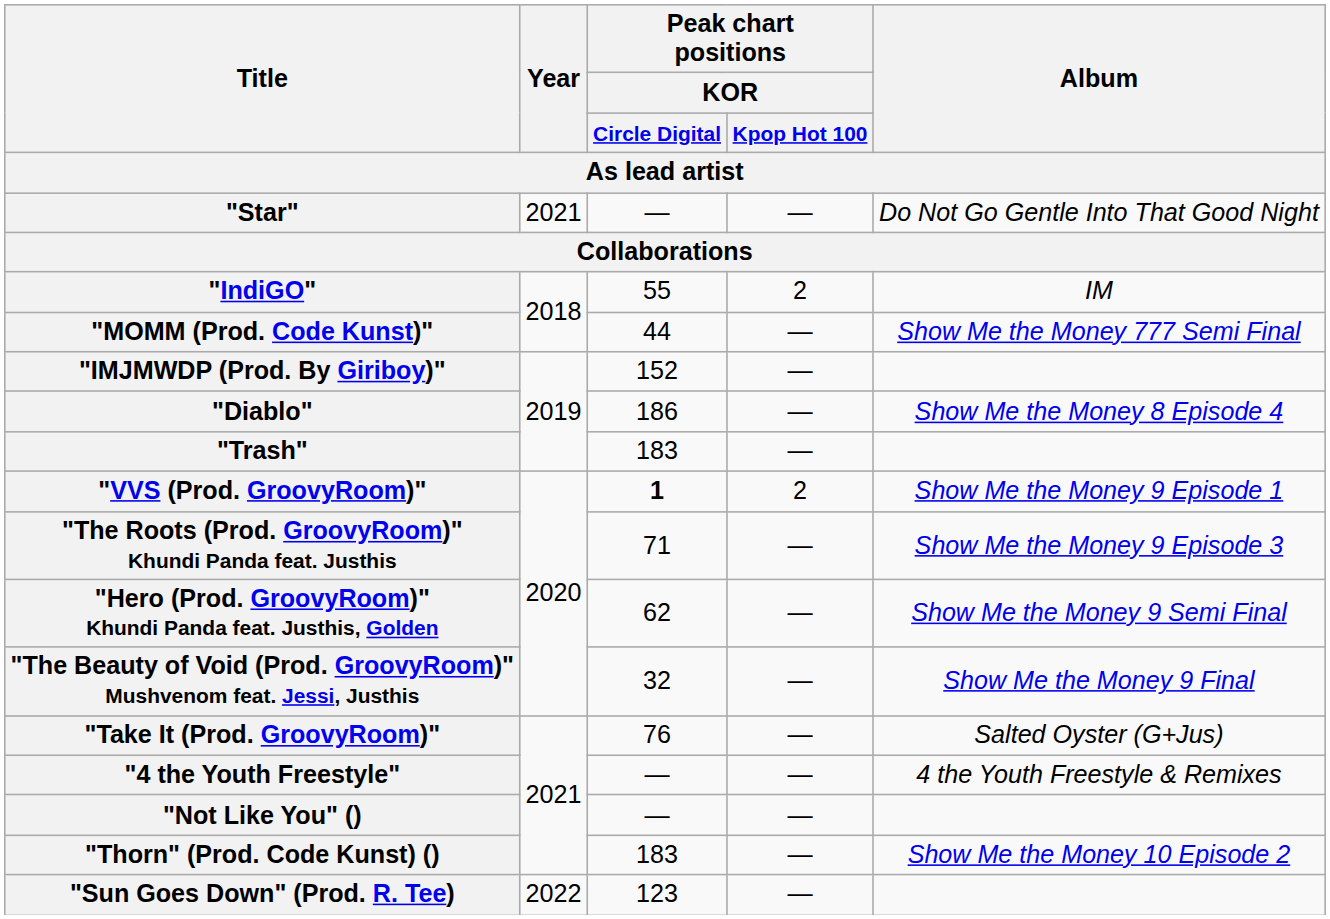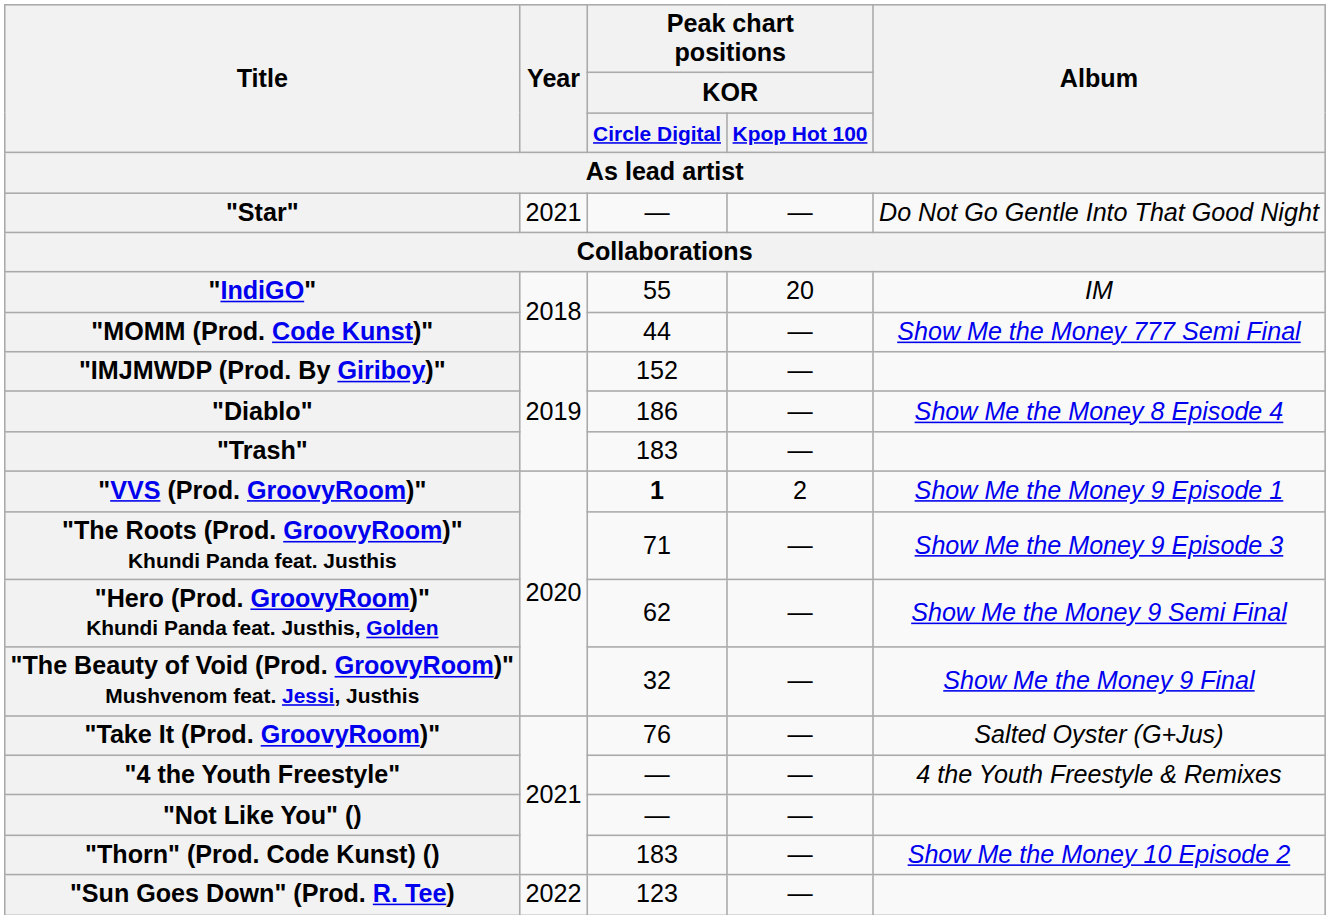(800, 291) 2 -> (800, 291) 20
